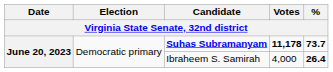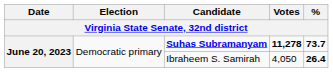(287, 43) 11,178 -> (287, 43) 11,278
(284, 59) 4,000 -> (284, 59) 4,050
